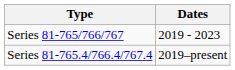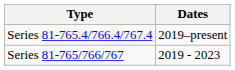rows swapped: (65, 34) <-> (80, 55)
